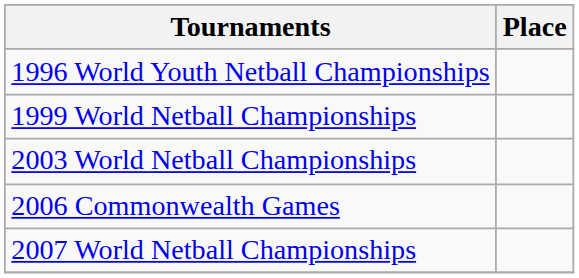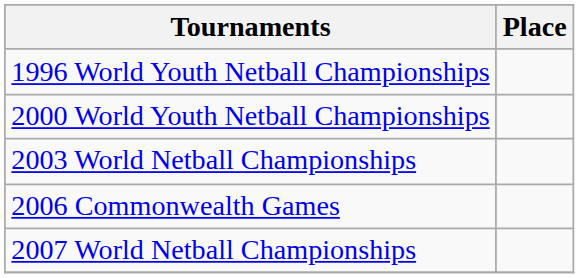- row: (214, 116)
+ row: (251, 116)
